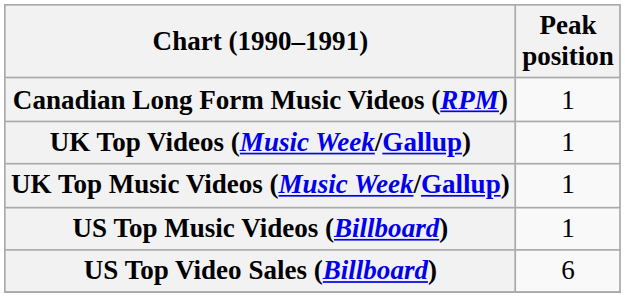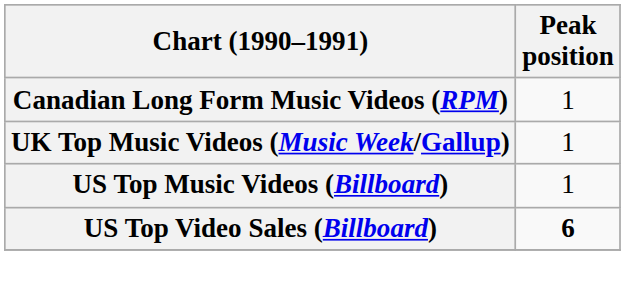- row: (260, 142)
(568, 270) normal -> (568, 227) bold
